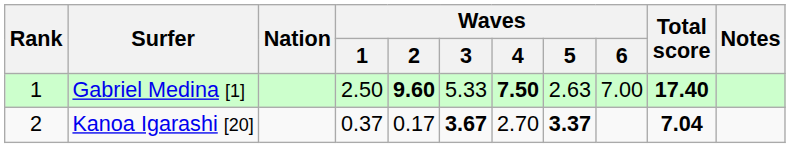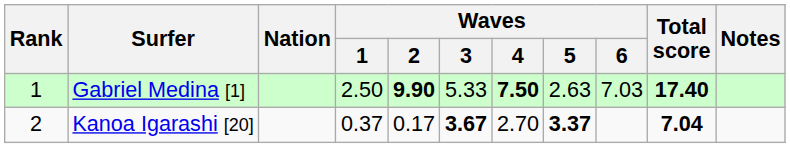(414, 90) 9.60 -> (414, 90) 9.90
(622, 90) 7.00 -> (622, 90) 7.03
